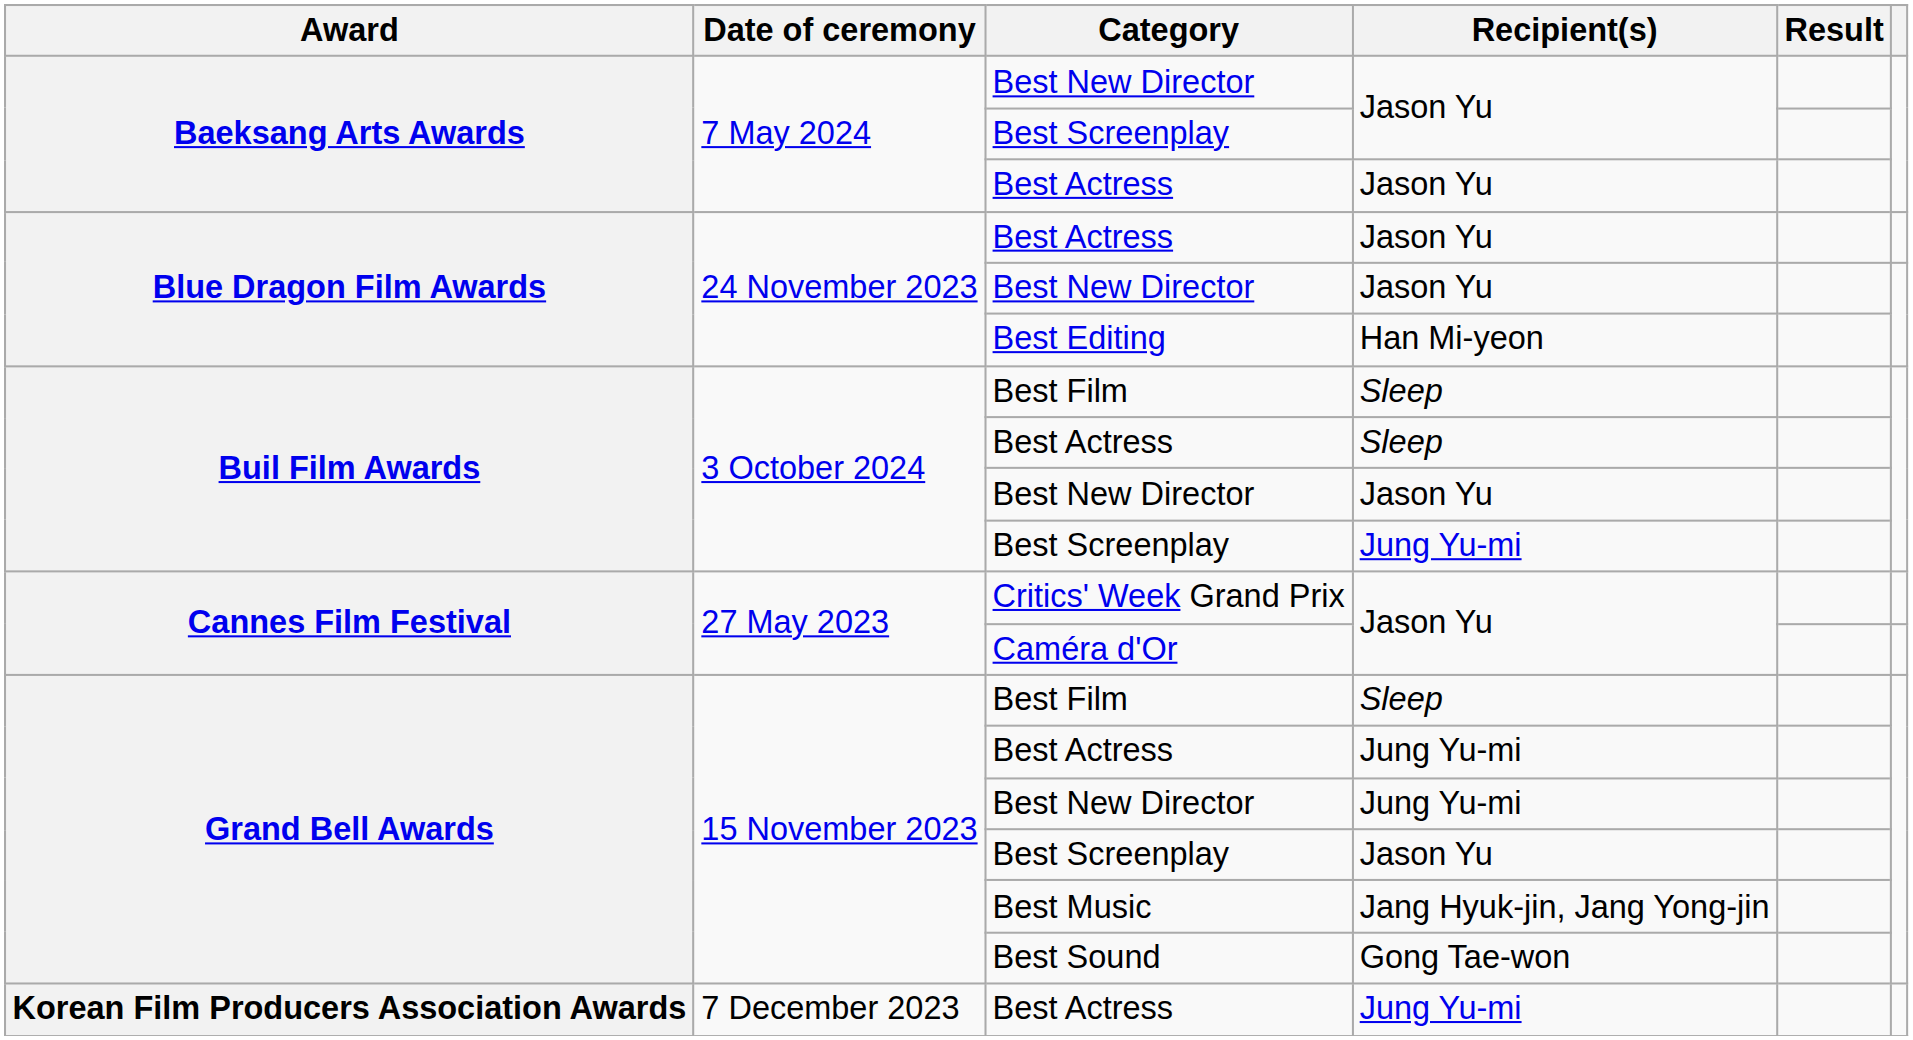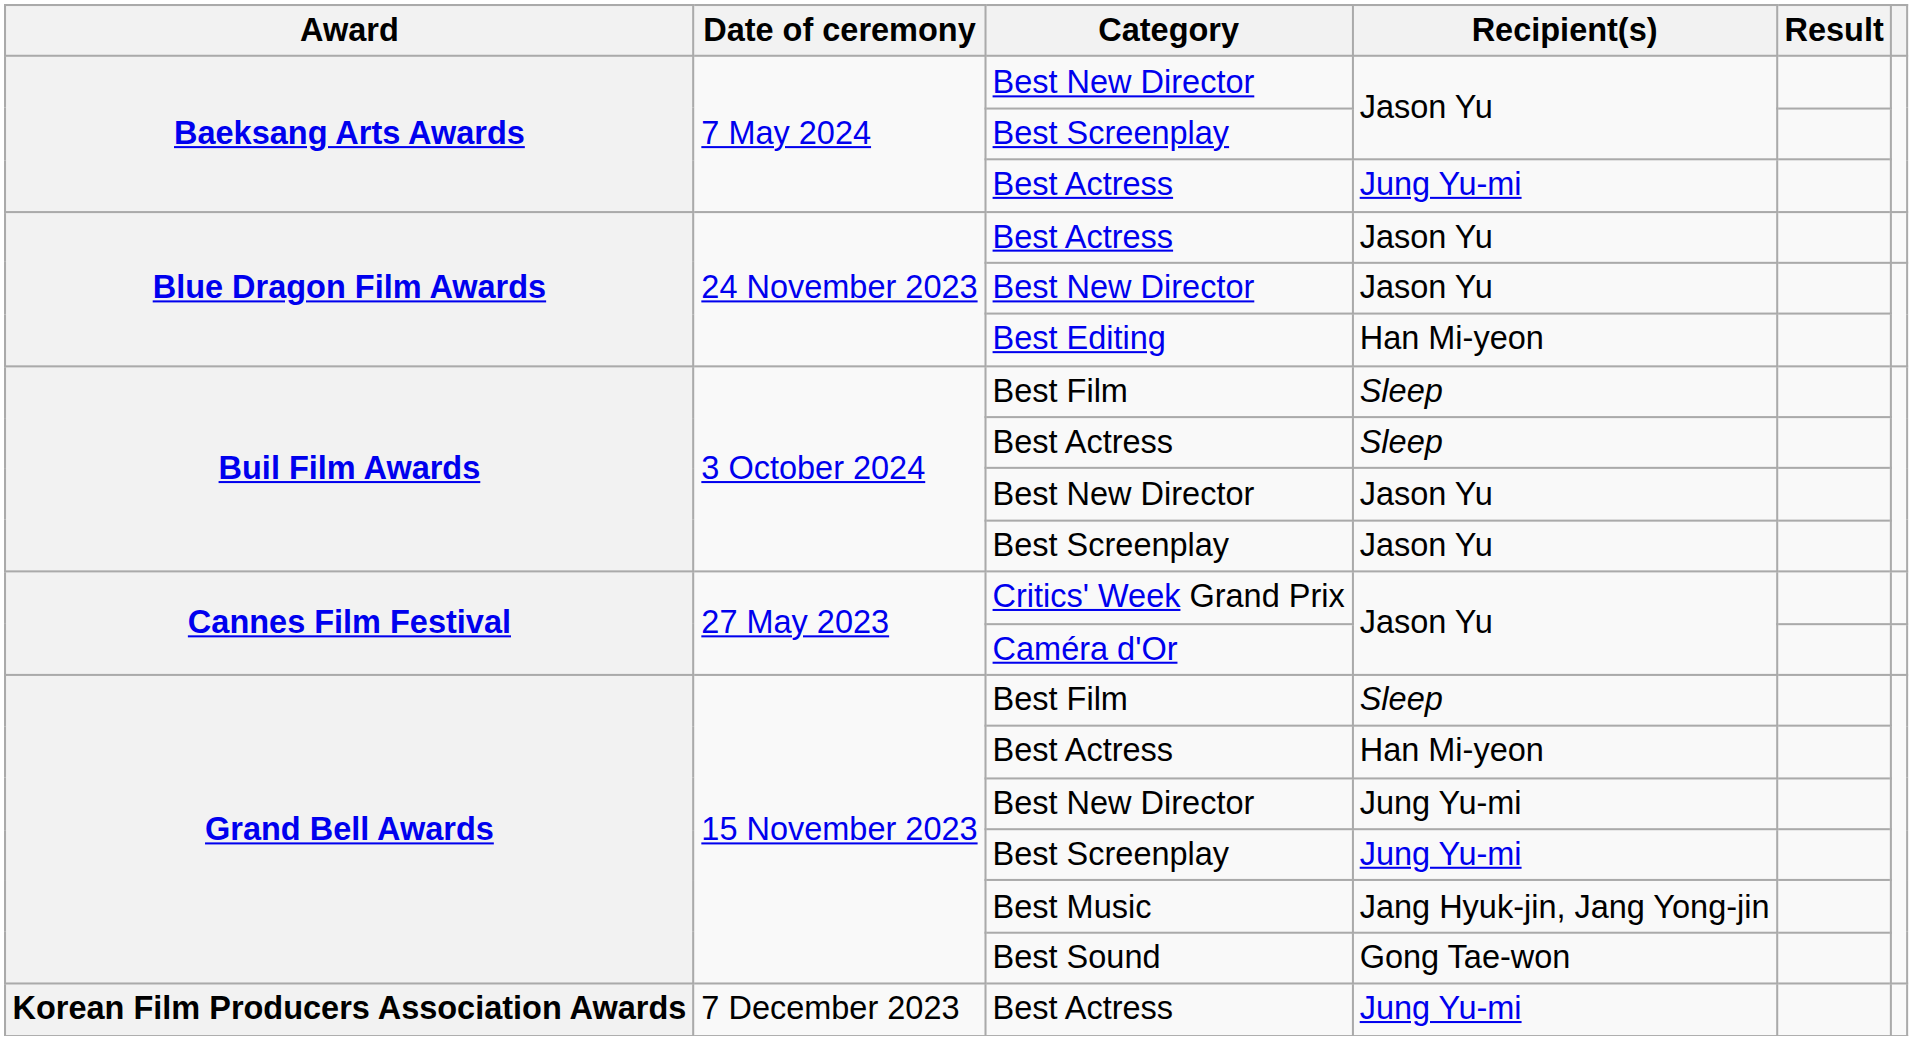(1426, 184) Jason Yu -> (1441, 184) Jung Yu-mi
(1441, 545) Jung Yu-mi -> (1426, 545) Jason Yu
(1441, 751) Jung Yu-mi -> (1452, 751) Han Mi-yeon
(1426, 854) Jason Yu -> (1441, 854) Jung Yu-mi
